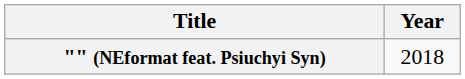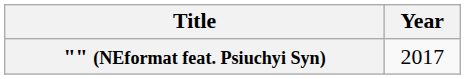(422, 56) 2018 -> (422, 56) 2017
